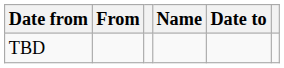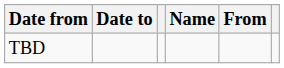columns swapped: (239, 18) <-> (118, 18)
